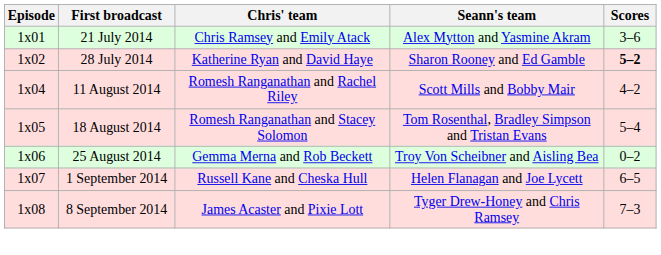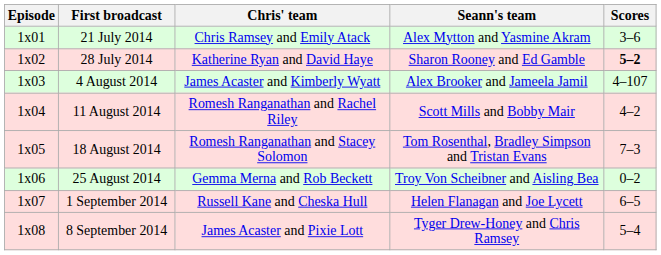+ row: (117, 81)
(630, 127) 5–4 -> (630, 149) 7–3
(630, 209) 7–3 -> (630, 231) 5–4
